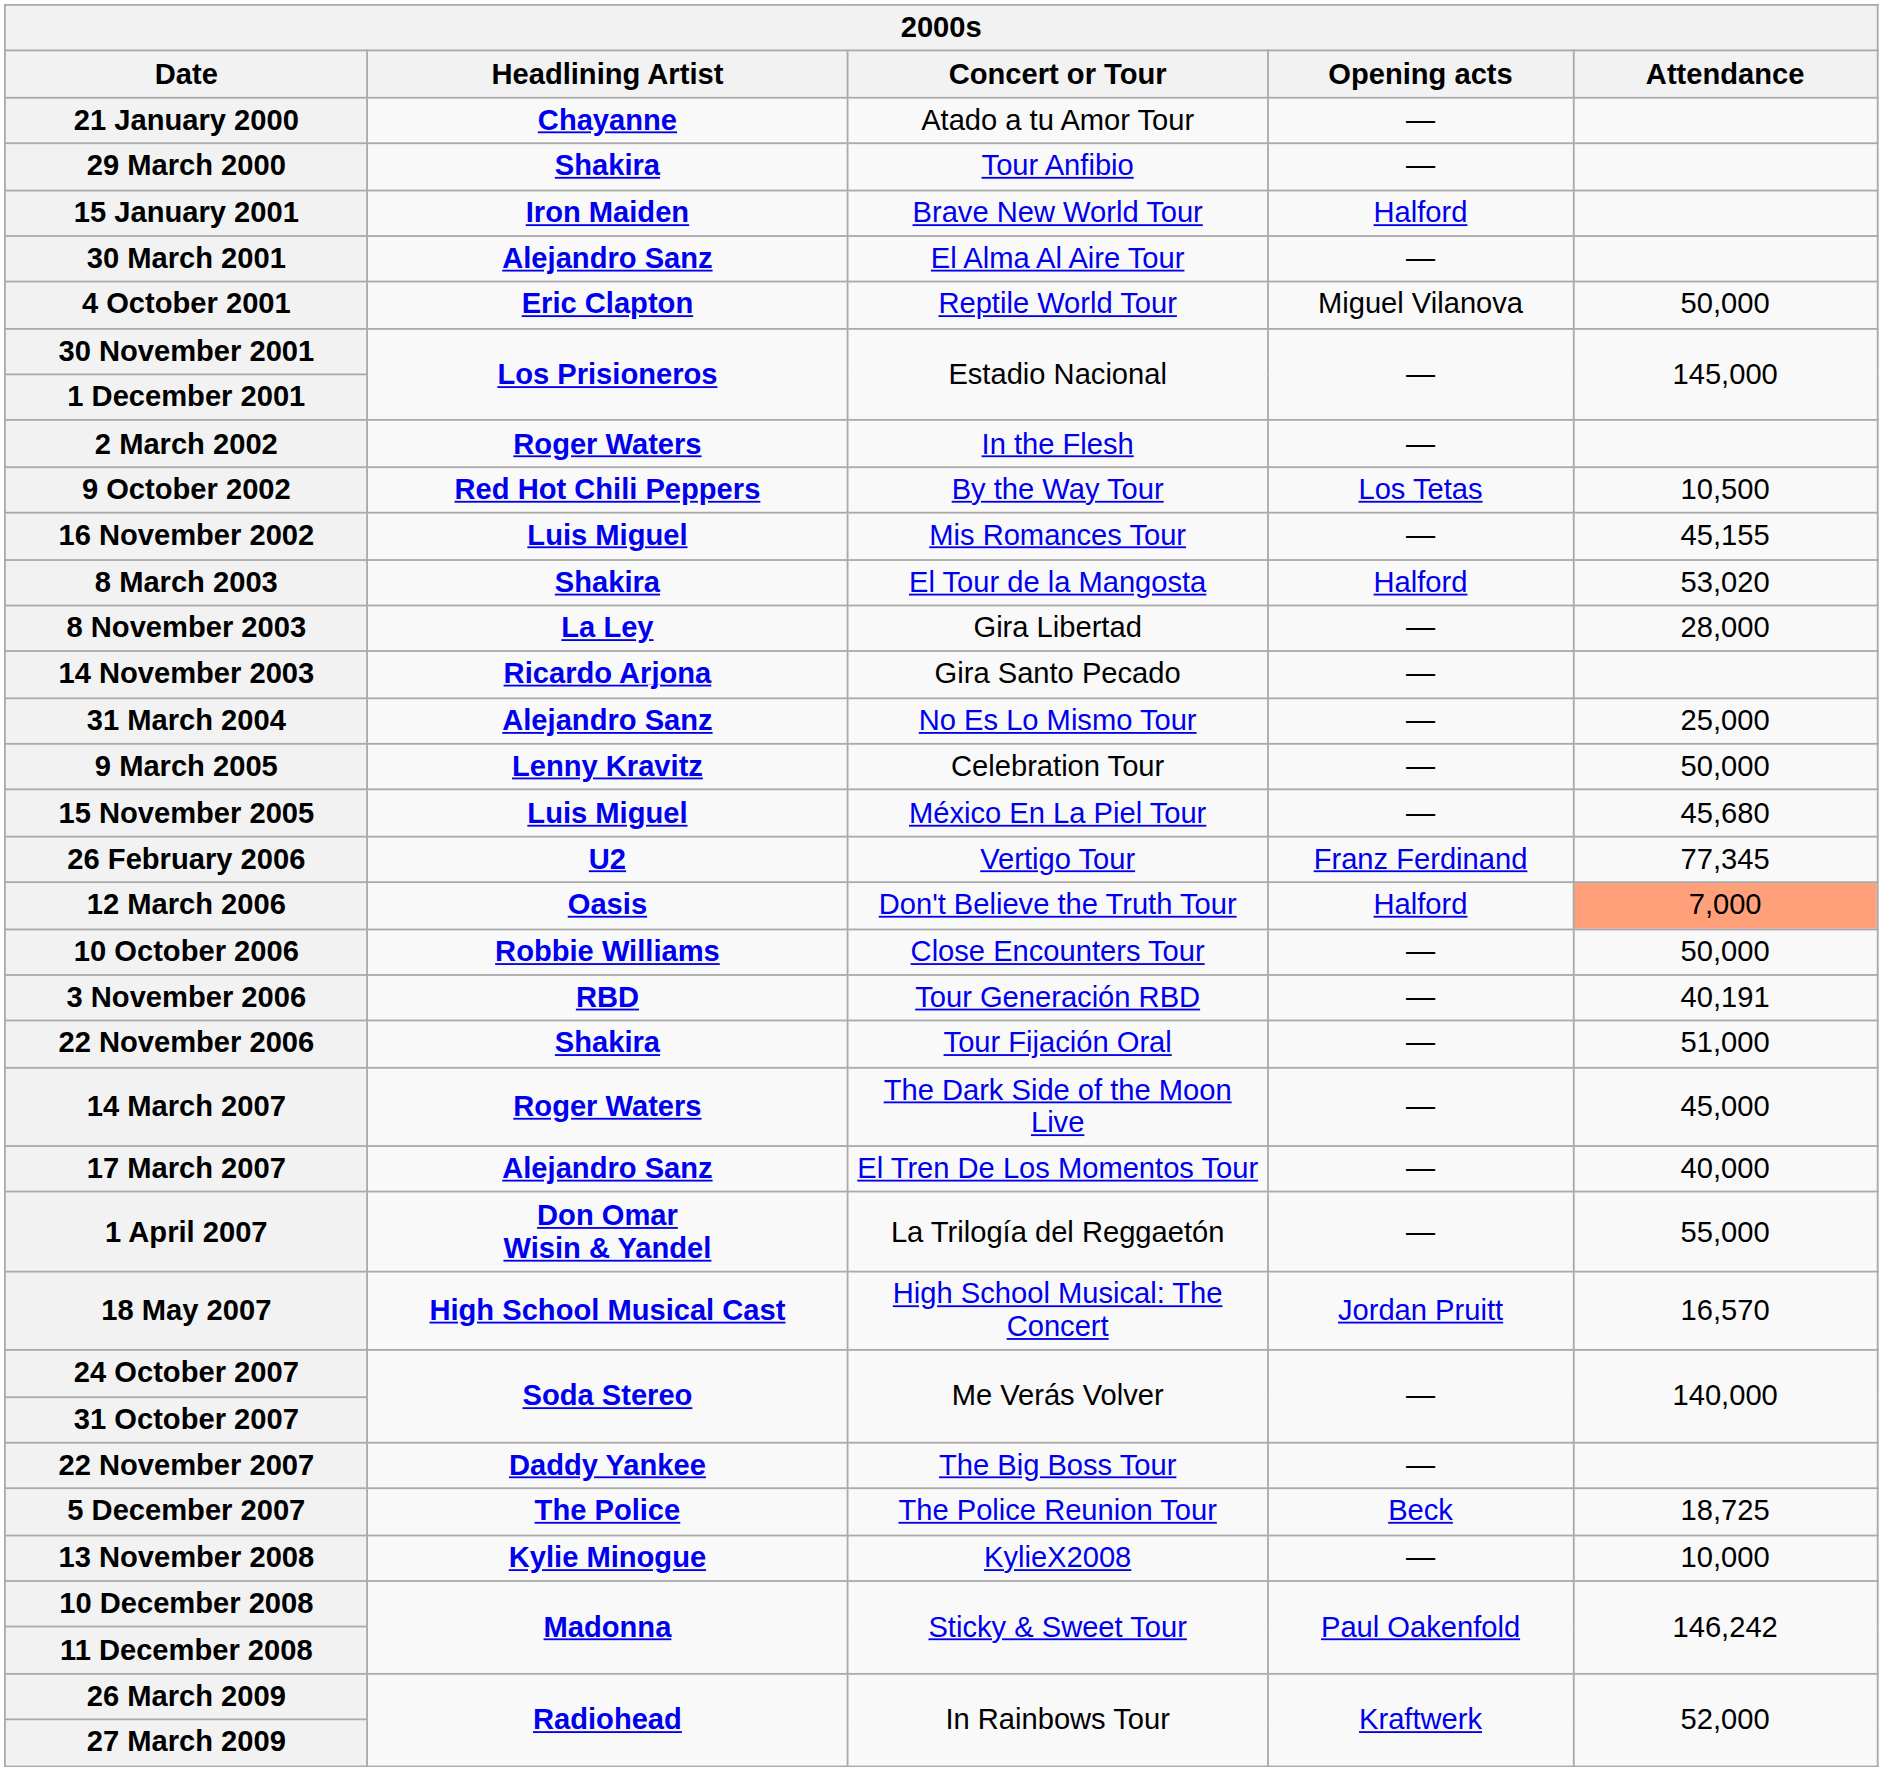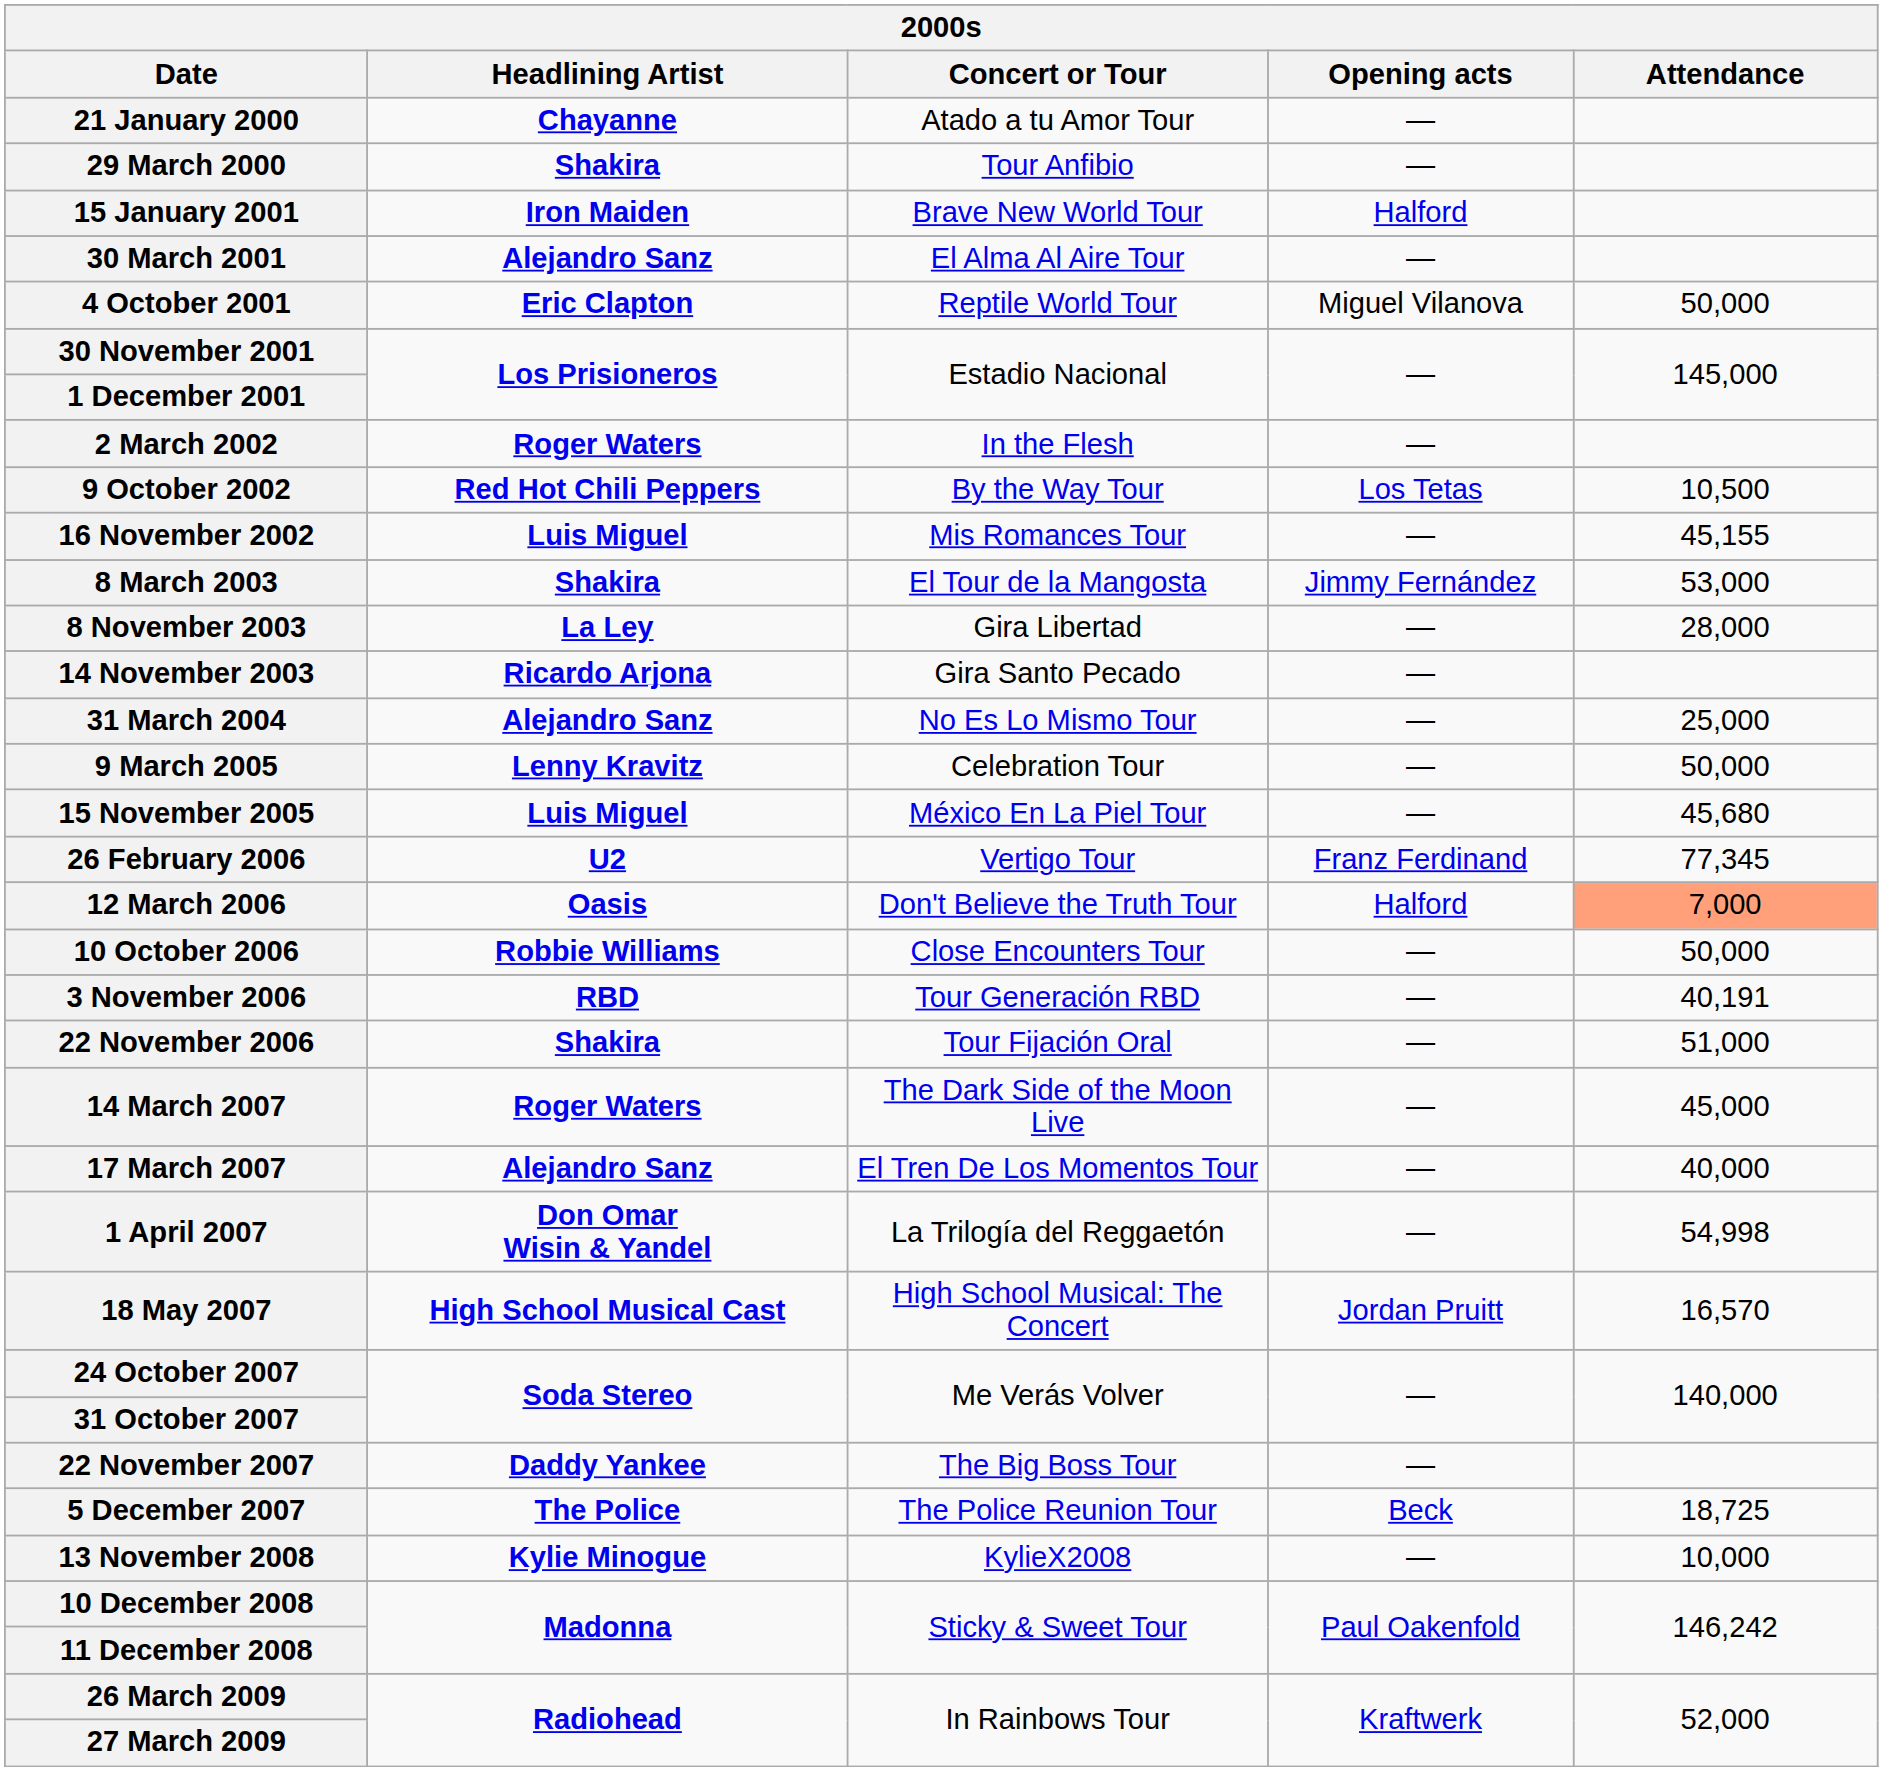(1421, 581) Halford -> (1421, 581) Jimmy Fernández
(1725, 581) 53,020 -> (1725, 581) 53,000
(1725, 1231) 55,000 -> (1725, 1231) 54,998
